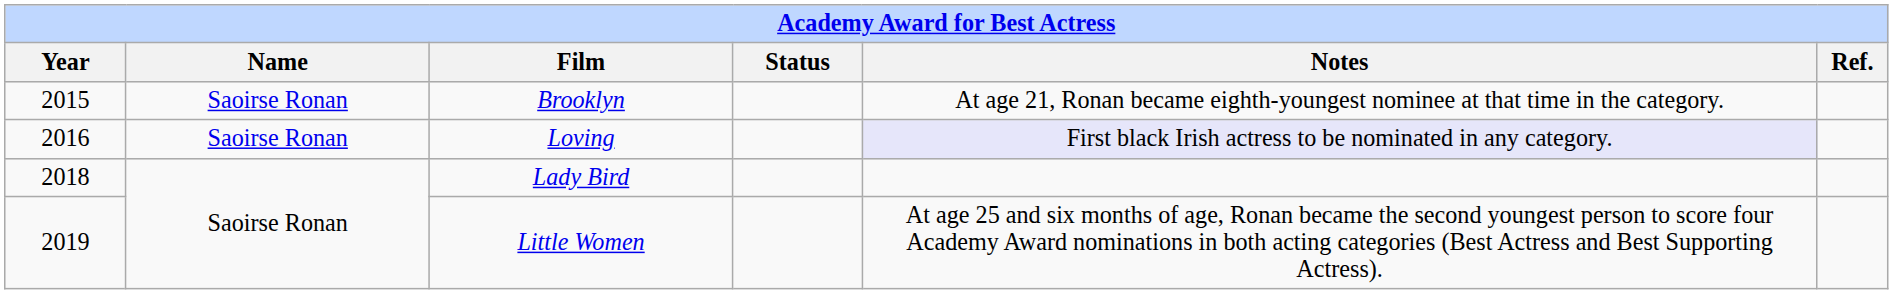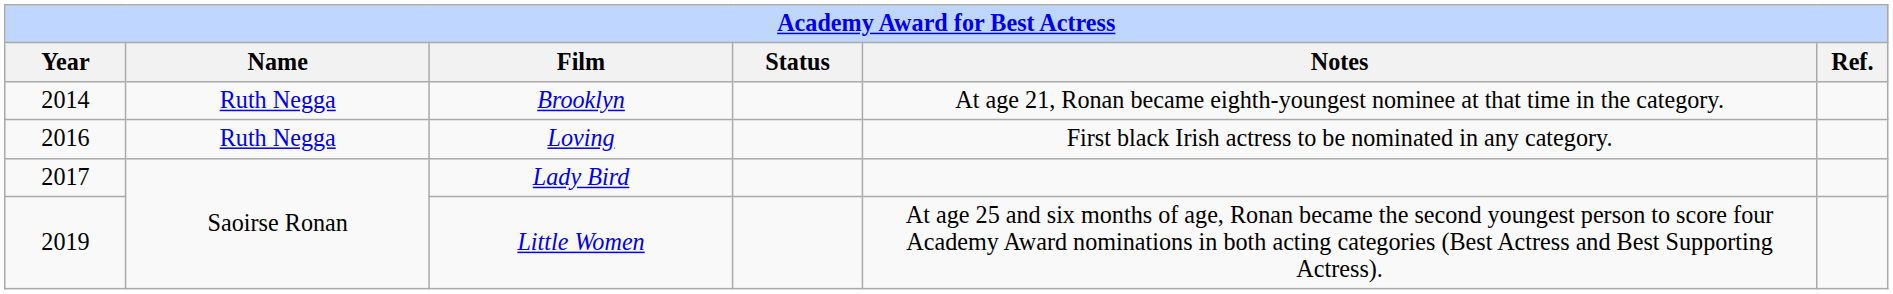(66, 100) 2015 -> (66, 100) 2014
(278, 100) Saoirse Ronan -> (278, 100) Ruth Negga
(278, 138) Saoirse Ronan -> (278, 138) Ruth Negga
(1340, 138) lavender background -> (1340, 138) no background
(66, 176) 2018 -> (66, 176) 2017
